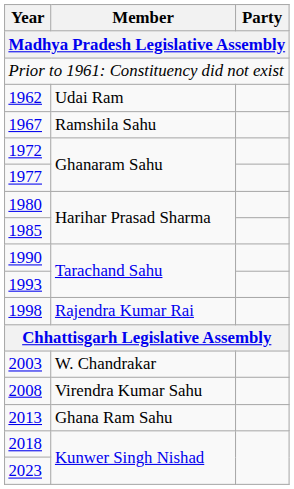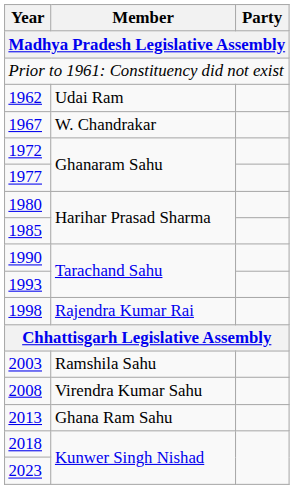(106, 124) Ramshila Sahu -> (105, 124) W. Chandrakar
(105, 364) W. Chandrakar -> (106, 364) Ramshila Sahu
